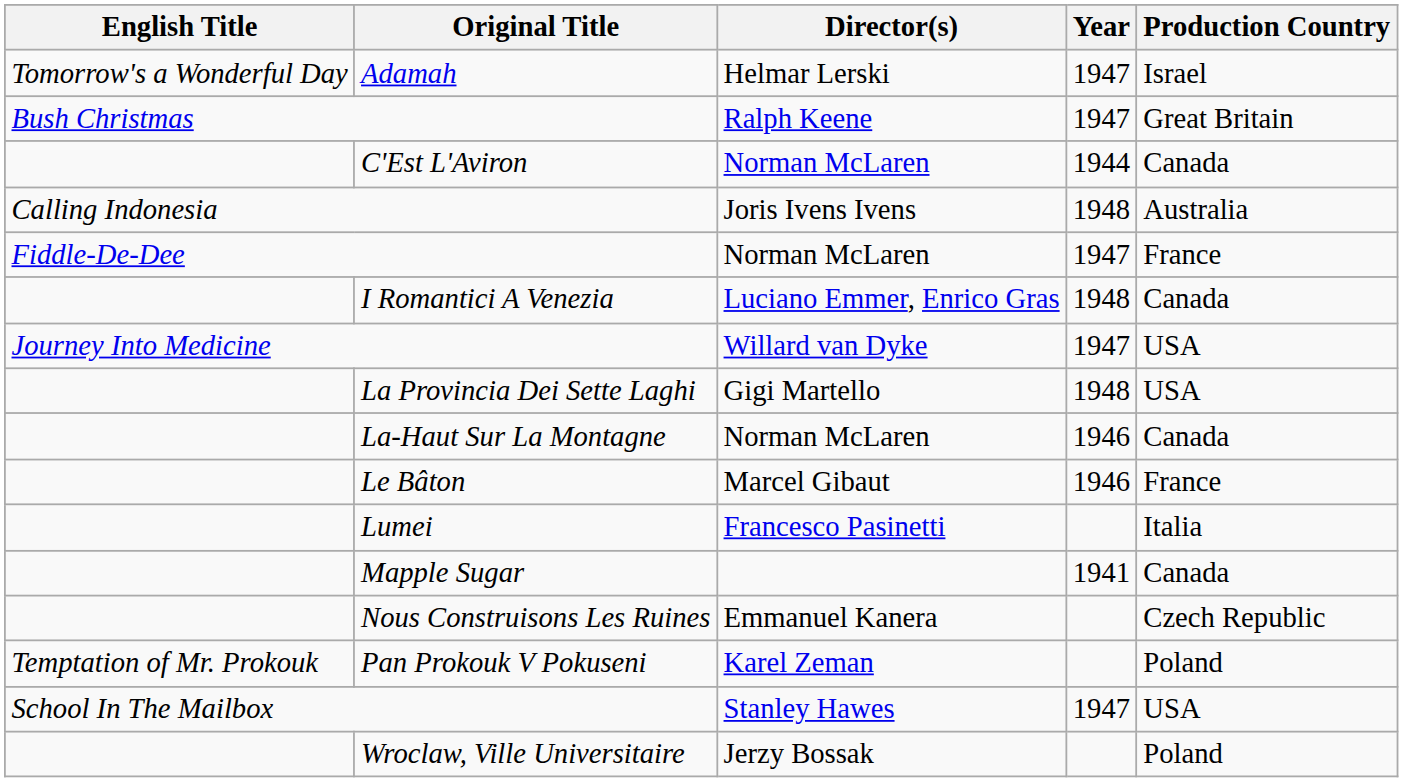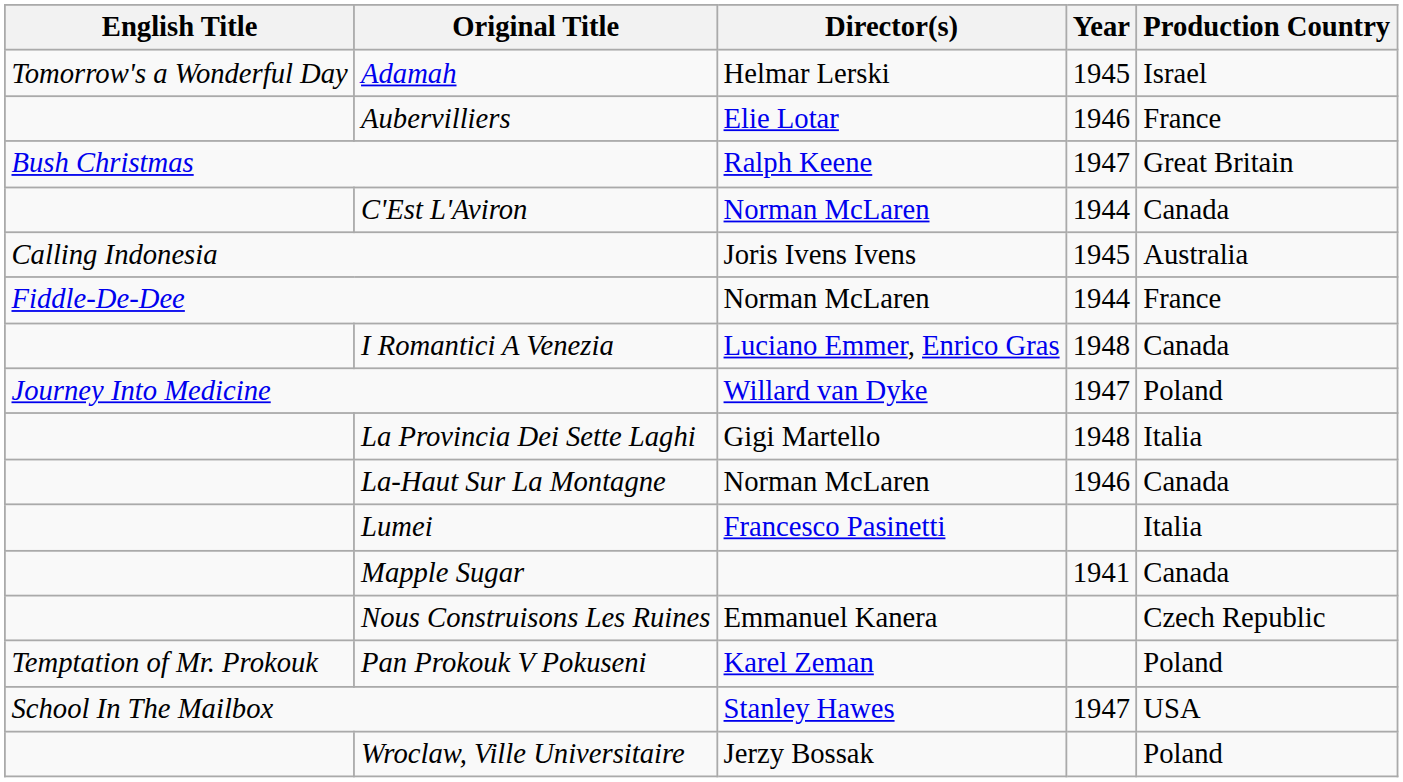(1101, 72) 1947 -> (1101, 72) 1945
+ row: (436, 118)
(1101, 208) 1948 -> (1101, 254) 1945
(1101, 254) 1947 -> (1101, 299) 1944
(1172, 345) USA -> (1183, 390) Poland
(1172, 390) USA -> (1173, 436) Italia
- row: (413, 481)
